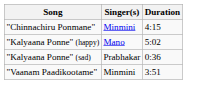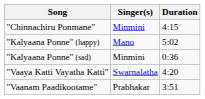(122, 57) Prabhakar -> (129, 57) Minmini
+ row: (57, 72)
(119, 72) Minmini -> (131, 87) Prabhakar
